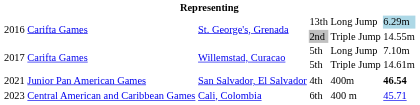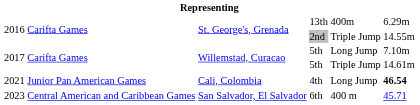(354, 22) Long Jump -> (342, 22) 400m
(396, 22) lightblue background -> (396, 22) no background
(252, 80) San Salvador, El Salvador -> (230, 80) Cali, Colombia
(342, 80) 400m -> (354, 80) Long Jump
(230, 96) Cali, Colombia -> (252, 96) San Salvador, El Salvador
